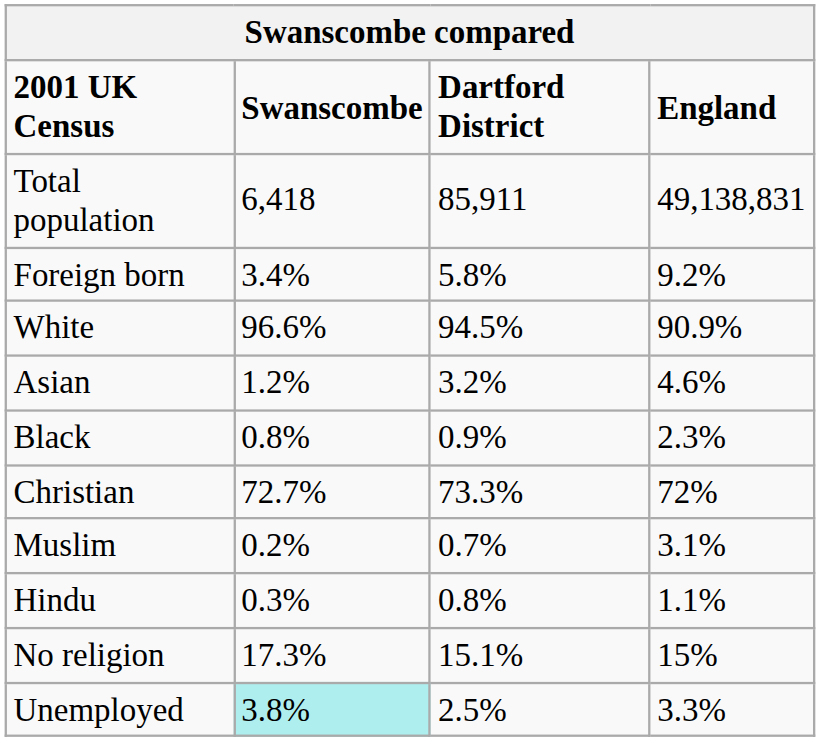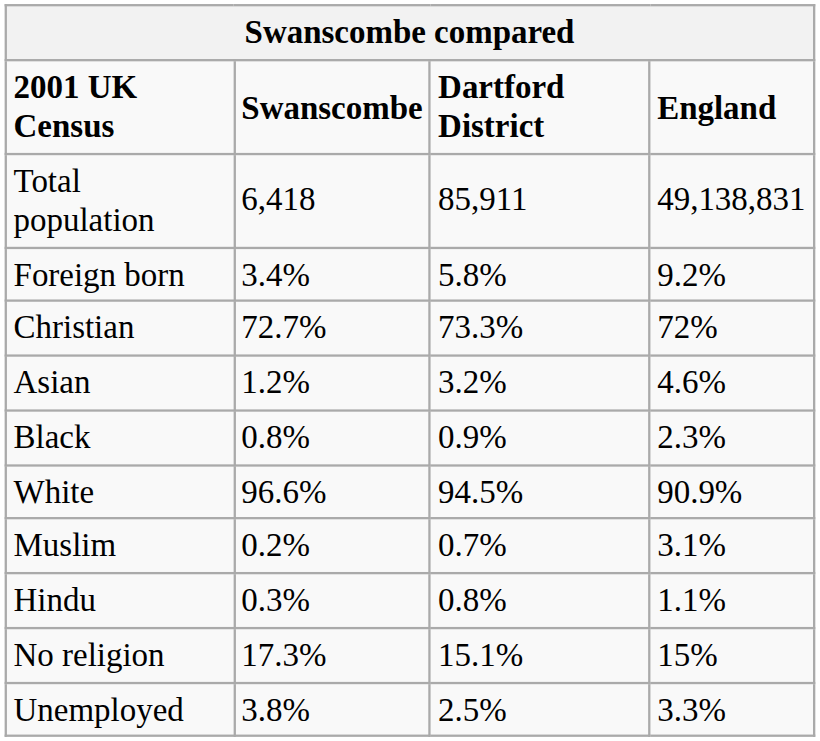rows swapped: (54, 328) <-> (74, 491)
(276, 708) paleturquoise background -> (276, 708) no background
